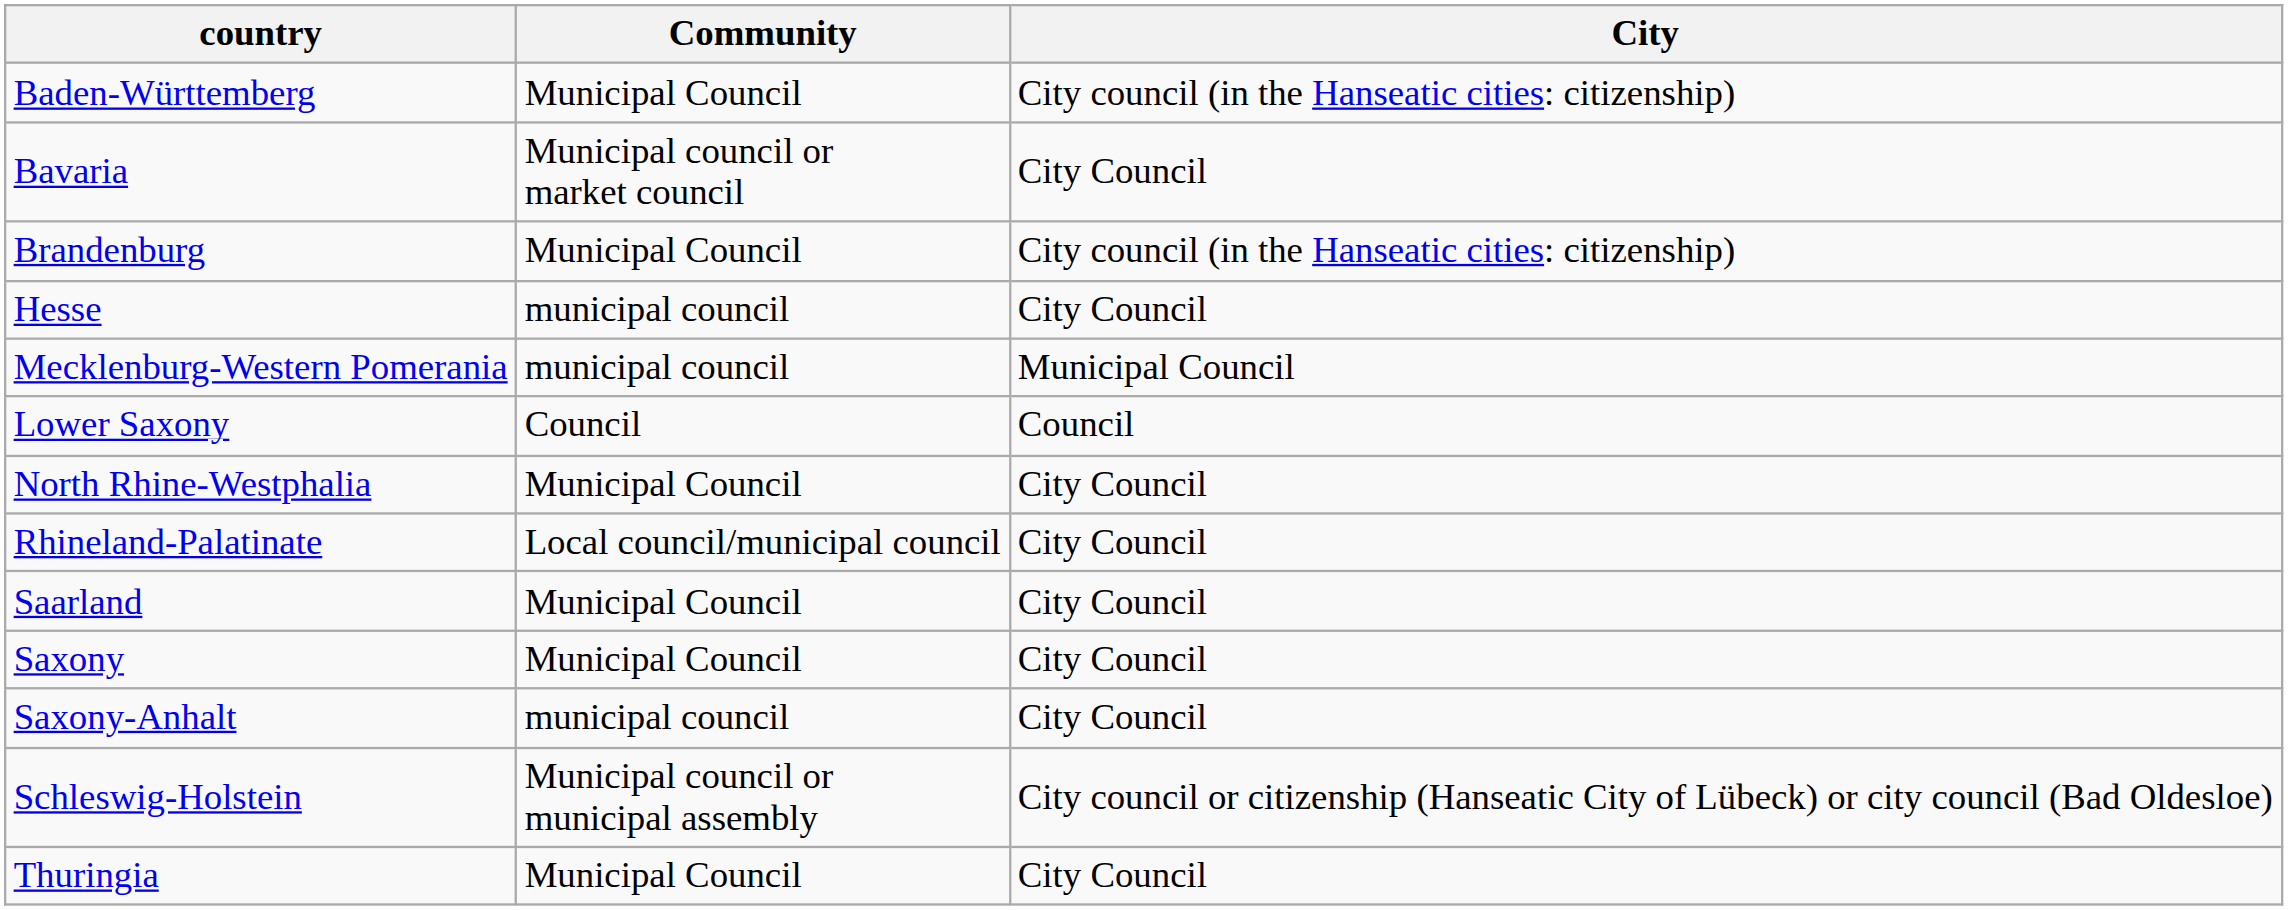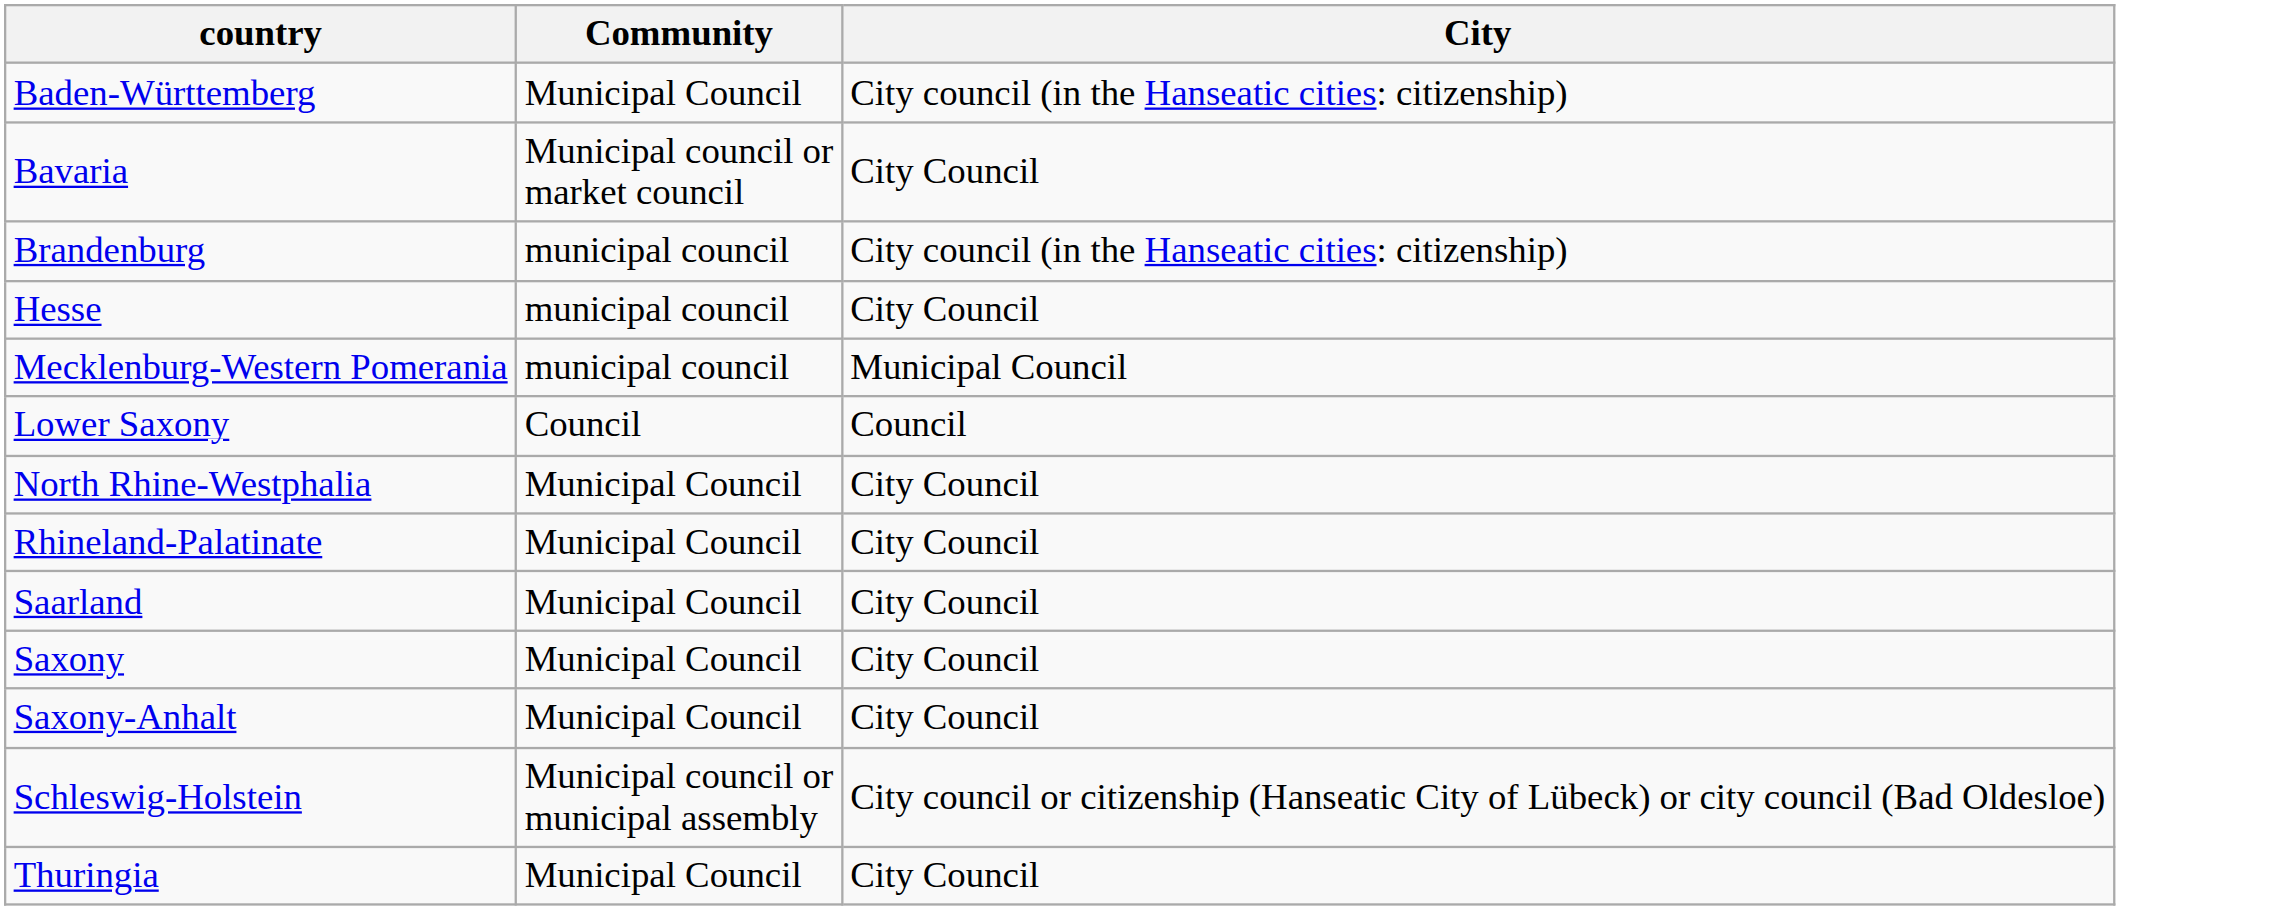(663, 250) Municipal Council -> (657, 250) municipal council
(763, 541) Local council/municipal council -> (663, 541) Municipal Council
(657, 717) municipal council -> (663, 717) Municipal Council
